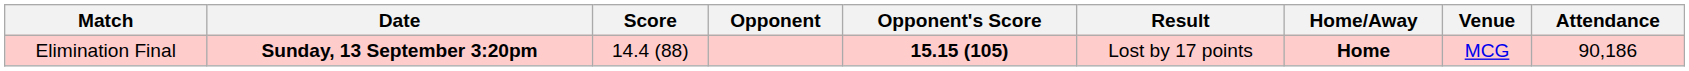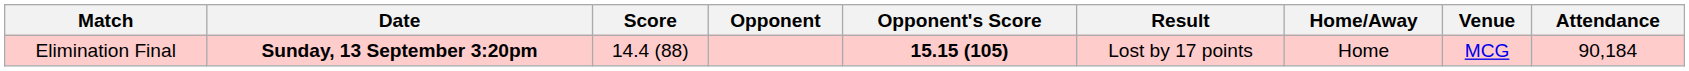(1364, 50) bold -> (1364, 50) normal
(1608, 50) 90,186 -> (1608, 50) 90,184
